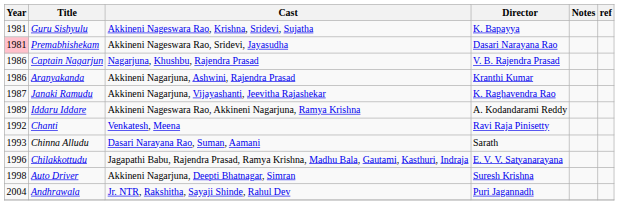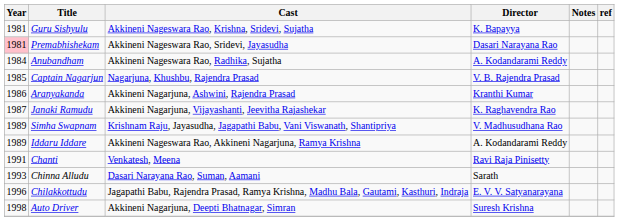+ row: (57, 61)
(16, 61) 1986 -> (16, 77) 1985
+ row: (64, 126)
(16, 126) 1992 -> (16, 159) 1991
- row: (55, 192)
